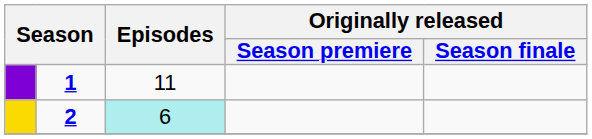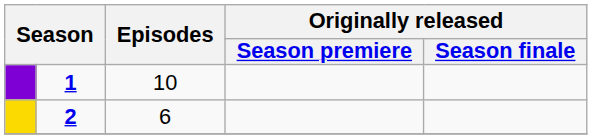(165, 82) 11 -> (165, 82) 10
(165, 116) paleturquoise background -> (165, 116) no background
